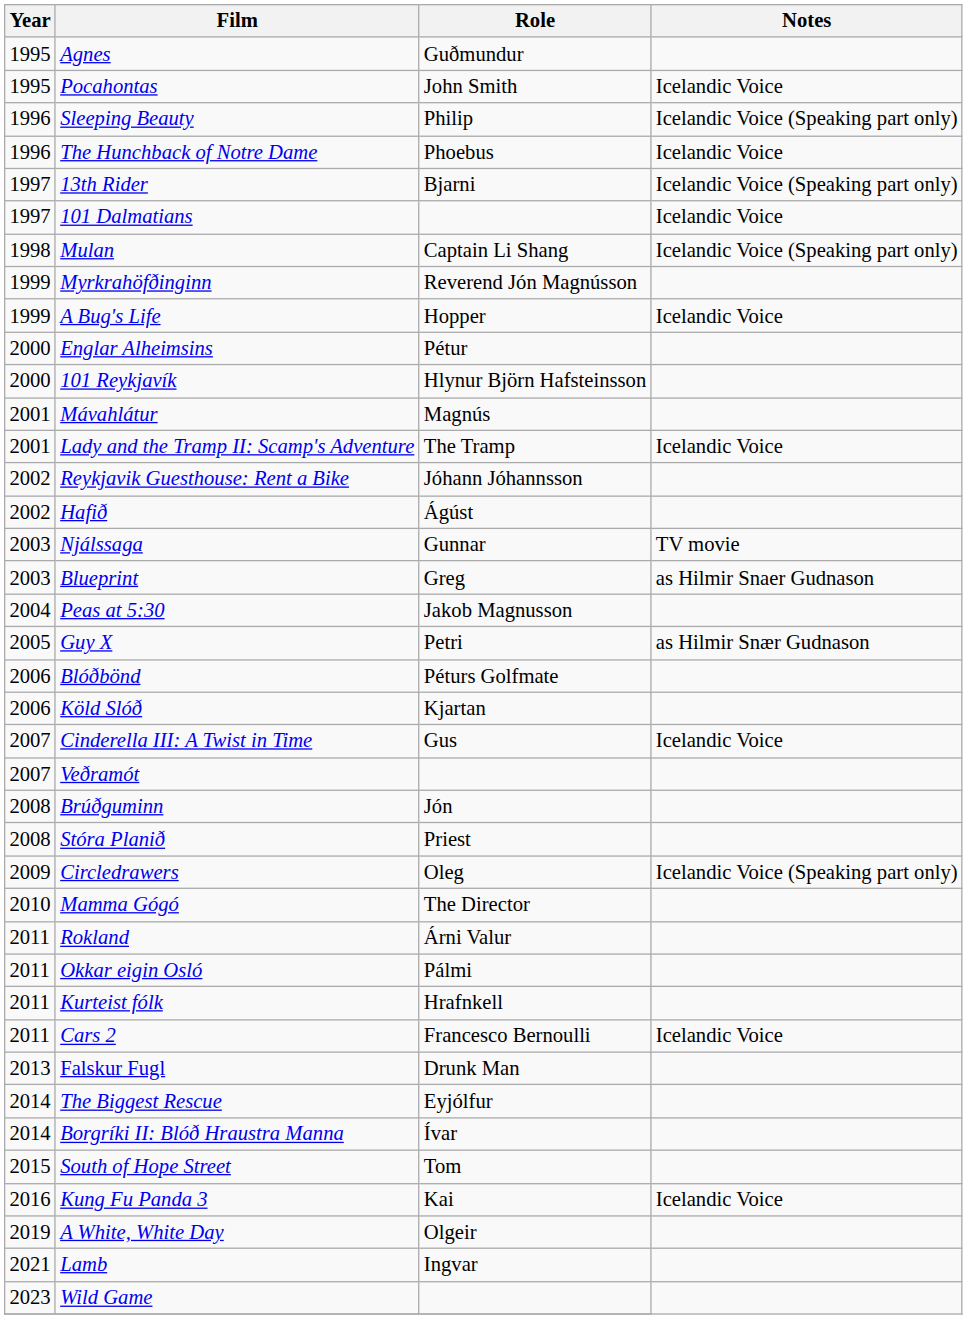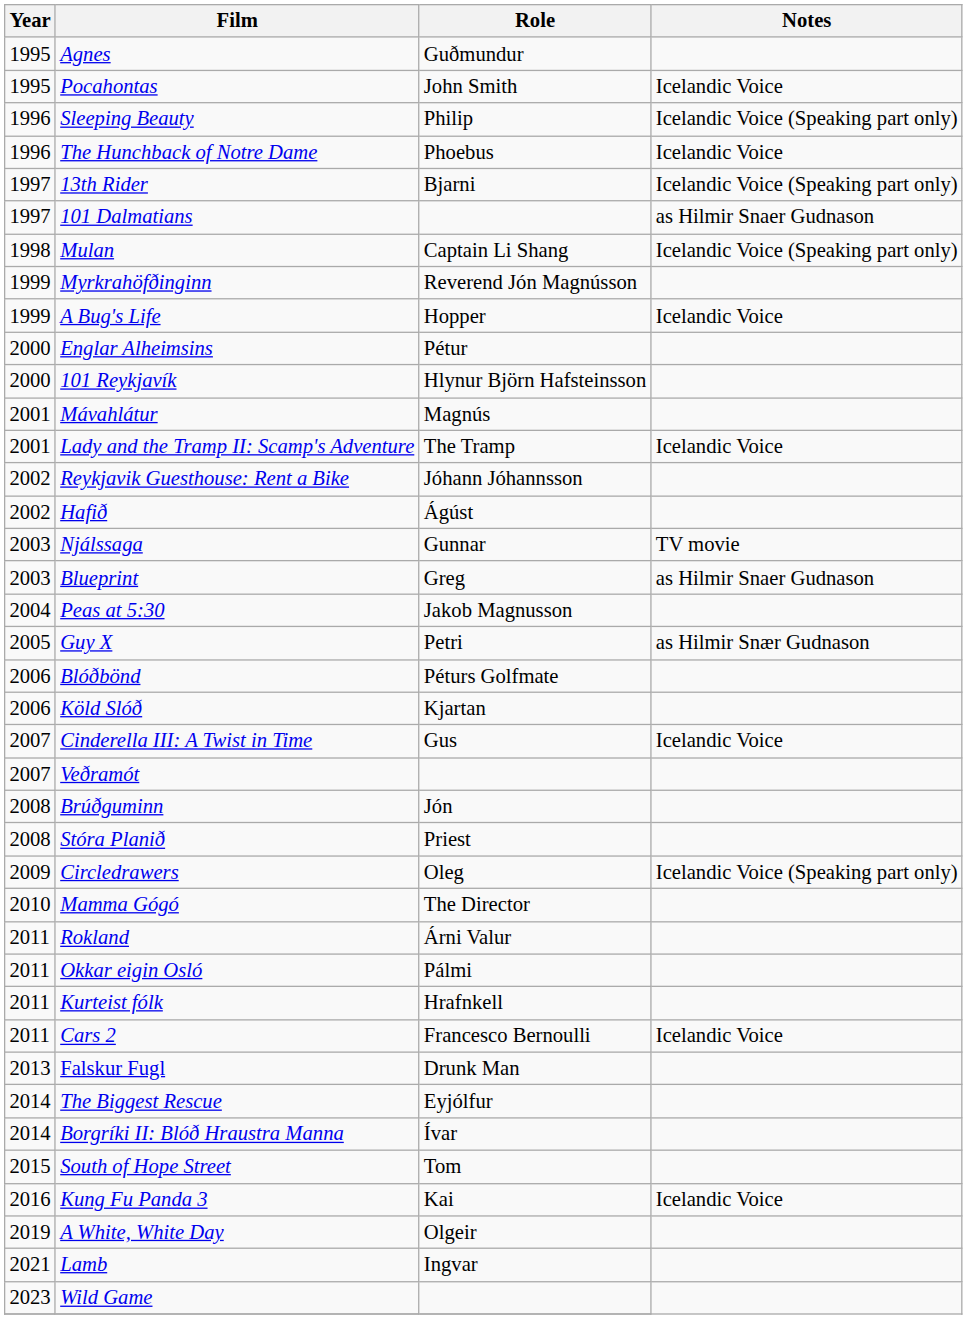(719, 217) Icelandic Voice -> (765, 217) as Hilmir Snaer Gudnason
